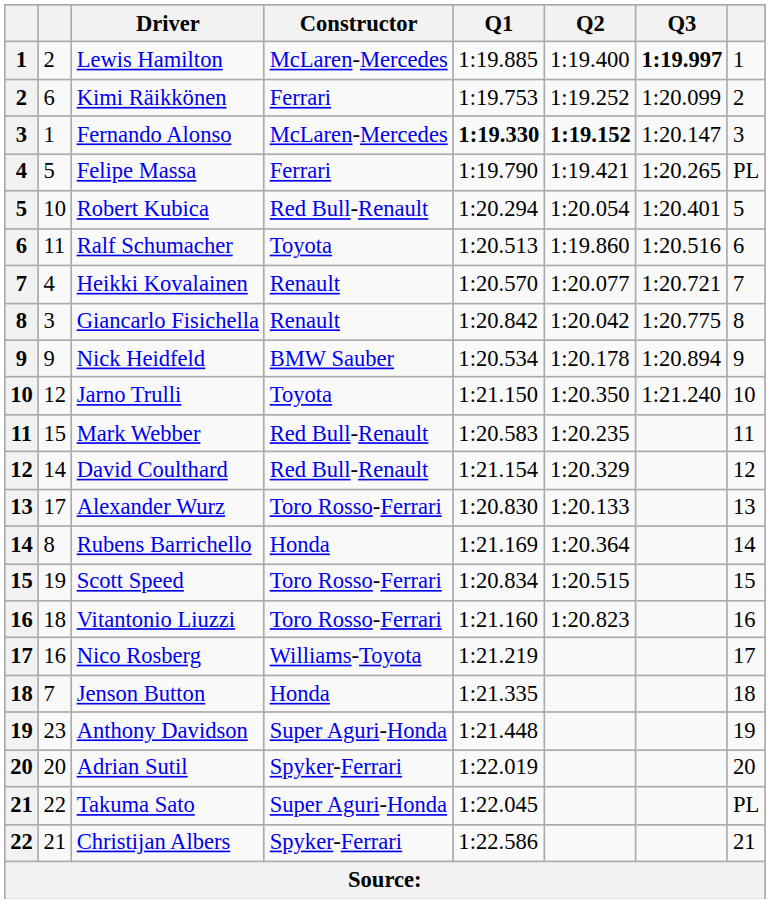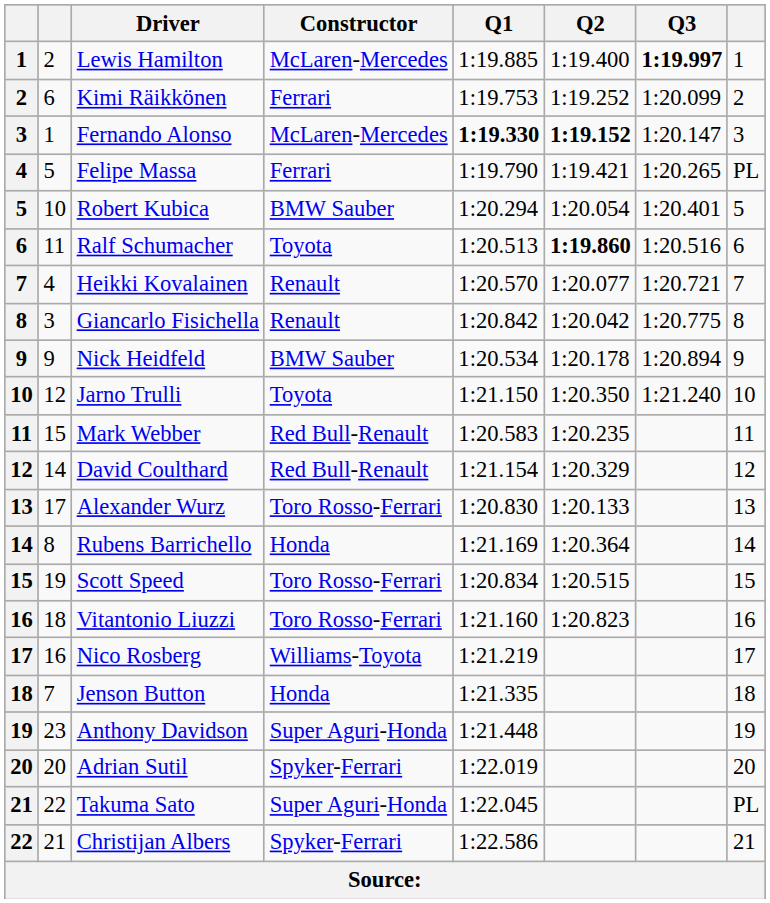(349, 208) Red Bull-Renault -> (332, 208) BMW Sauber
(590, 246) normal -> (590, 246) bold
